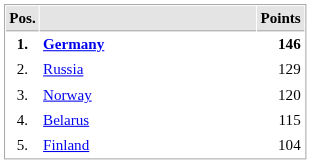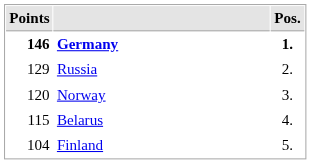columns swapped: (22, 18) <-> (281, 18)
